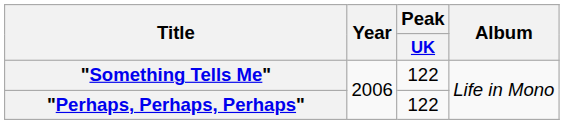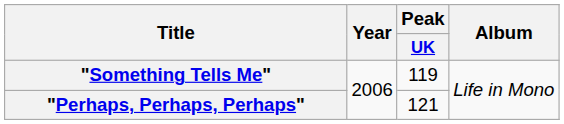(423, 75) 122 -> (423, 75) 119
(423, 104) 122 -> (423, 104) 121
